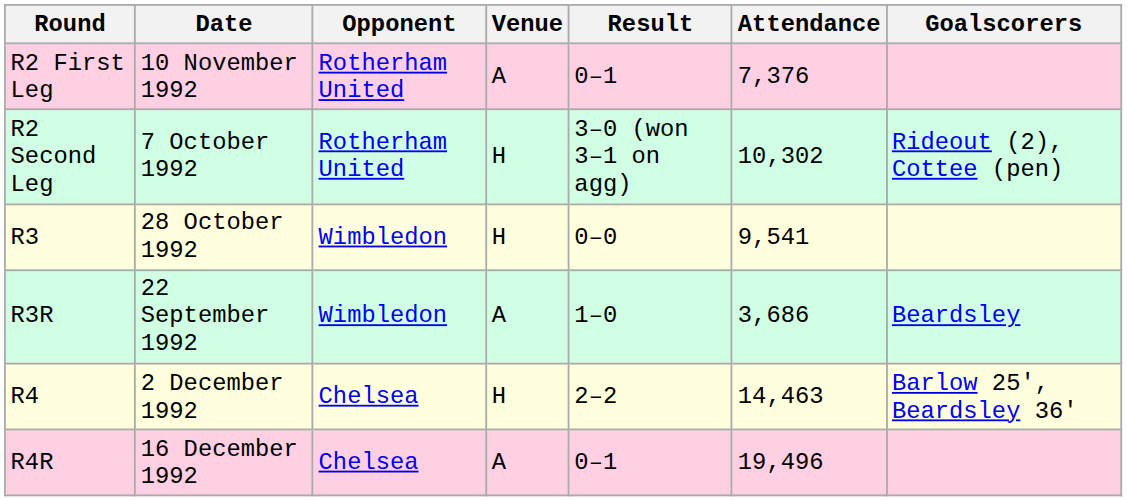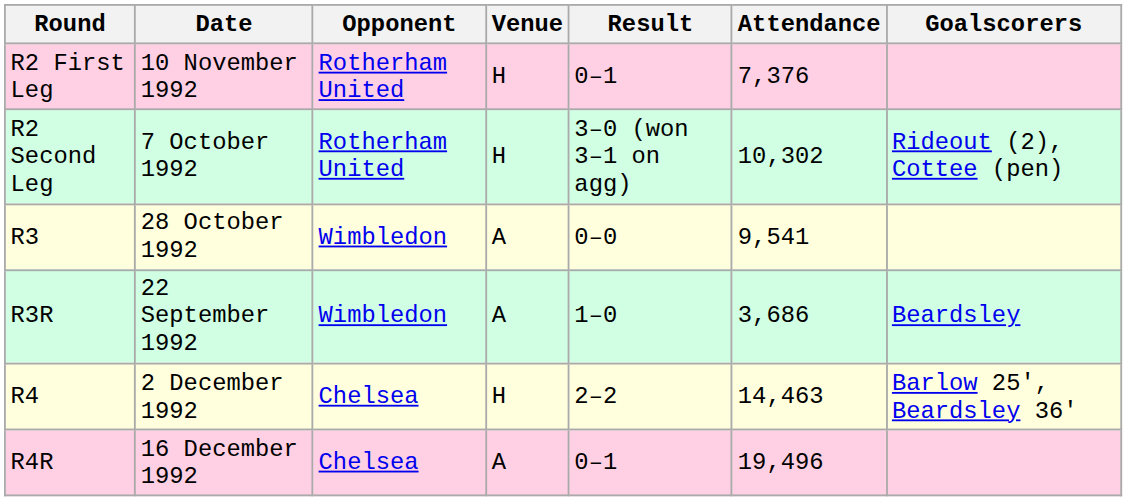(499, 77) A -> (499, 77) H
(499, 237) H -> (499, 237) A
